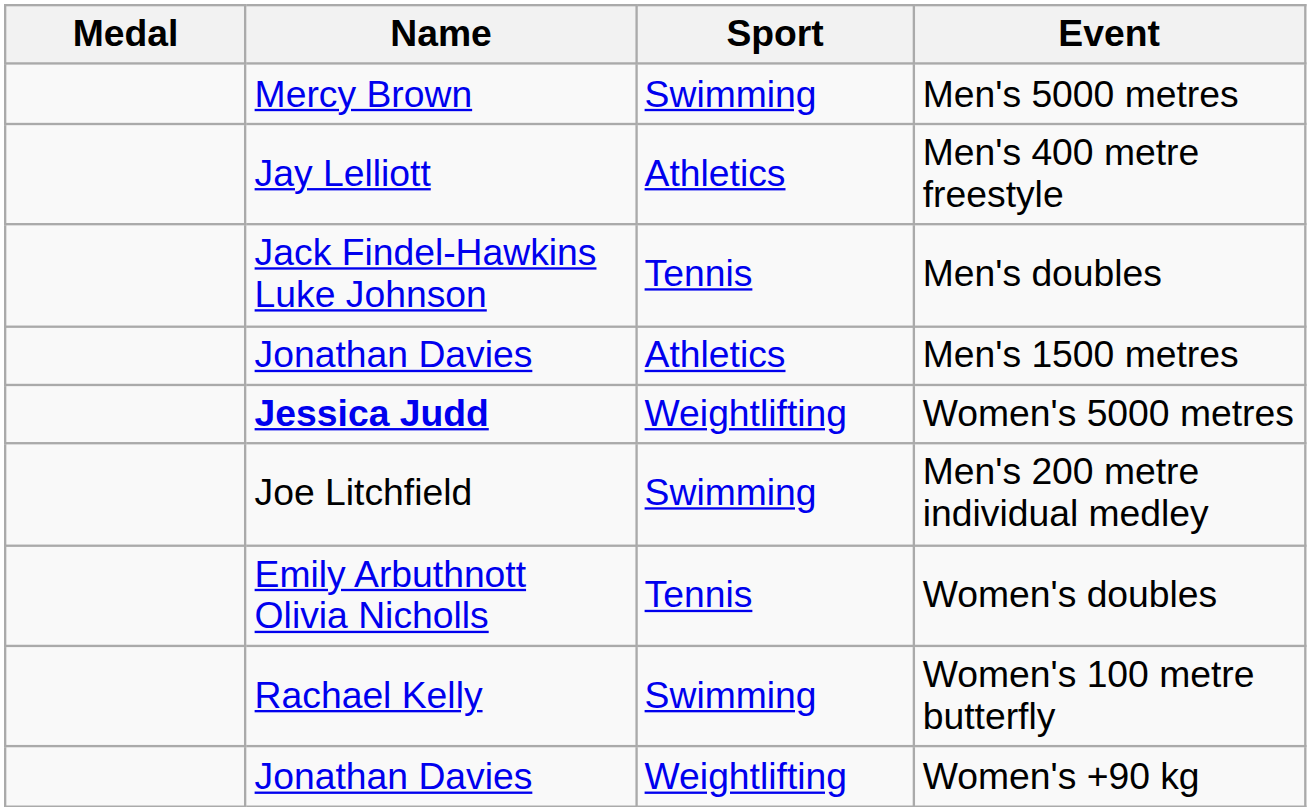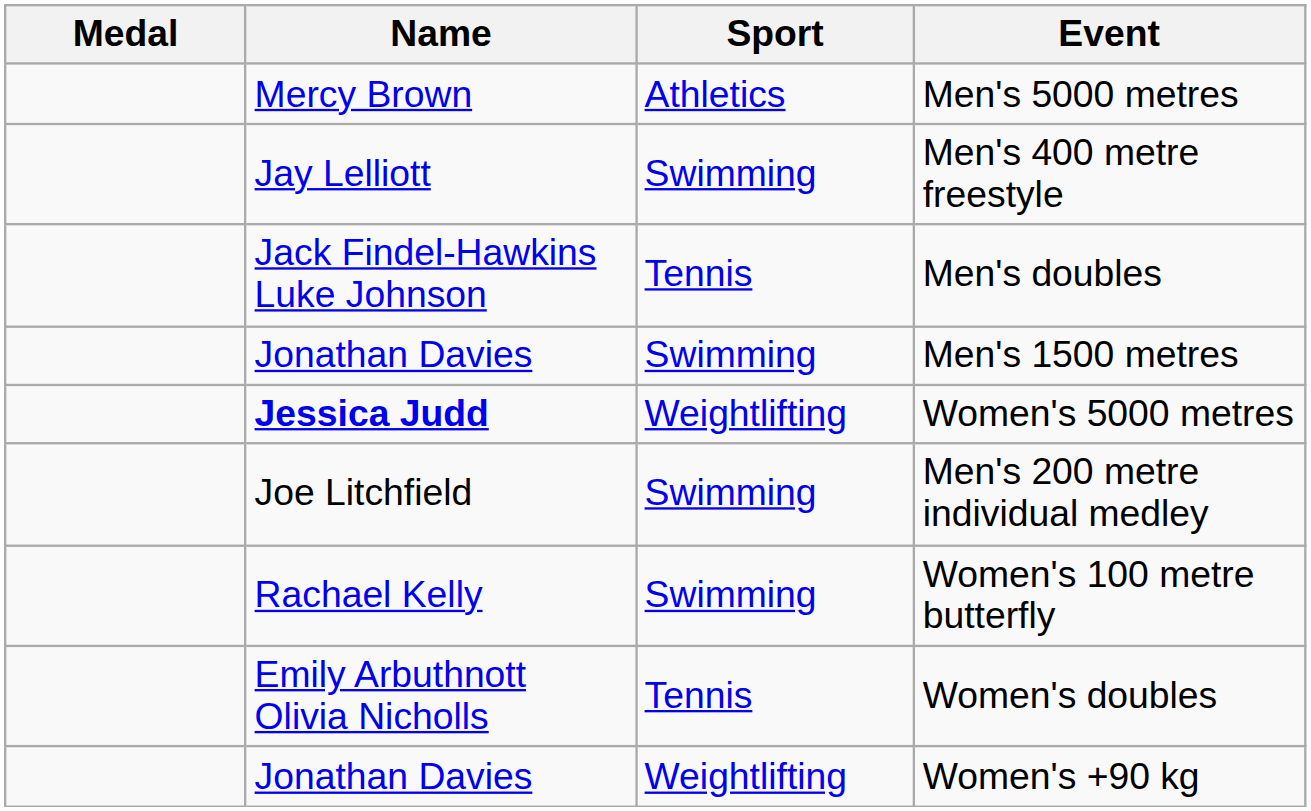(731, 93) Swimming -> (715, 93) Athletics
(715, 173) Athletics -> (731, 173) Swimming
(715, 354) Athletics -> (731, 354) Swimming
rows swapped: (1089, 695) <-> (1070, 594)
